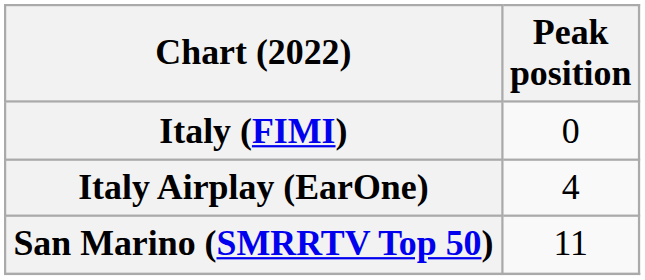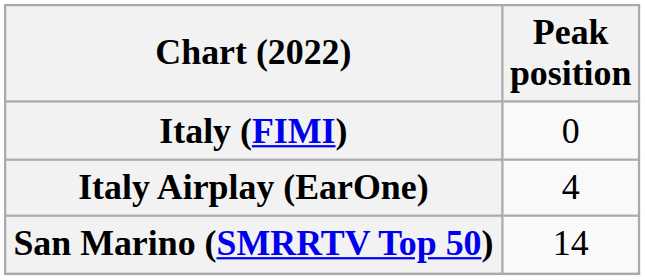(571, 243) 11 -> (571, 243) 14
